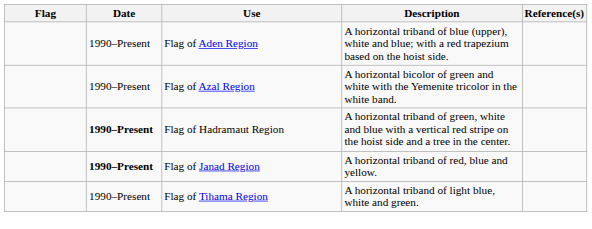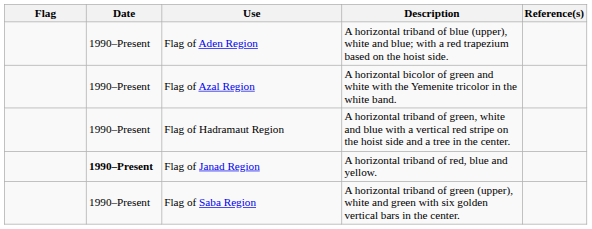(121, 129) bold -> (120, 129) normal
+ row: (210, 202)
- row: (216, 196)
